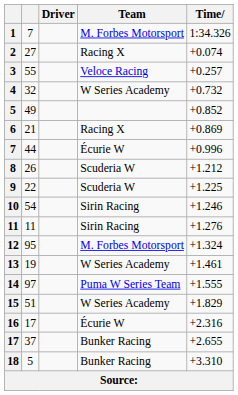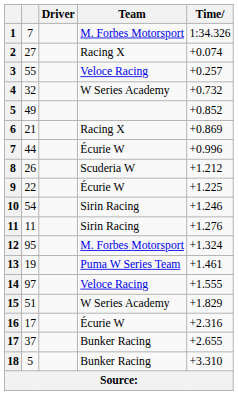(108, 187) Scuderia W -> (102, 187) Écurie W
(125, 264) W Series Academy -> (130, 264) Puma W Series Team
(130, 283) Puma W Series Team -> (114, 283) Veloce Racing
